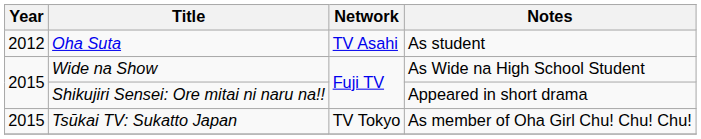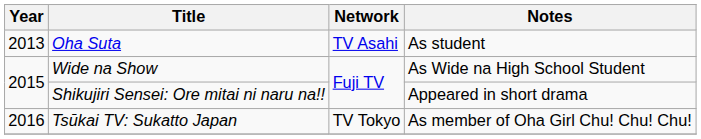(26, 43) 2012 -> (26, 43) 2013
(26, 120) 2015 -> (26, 120) 2016
